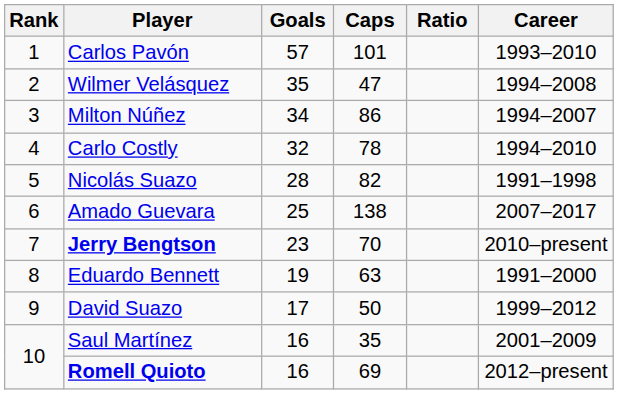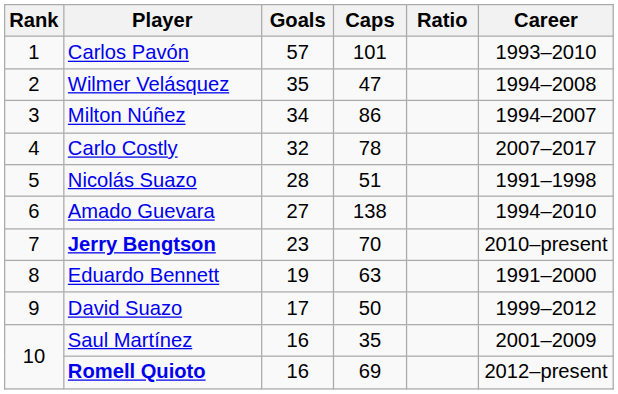(546, 148) 1994–2010 -> (546, 148) 2007–2017
(370, 180) 82 -> (370, 180) 51
(298, 212) 25 -> (298, 212) 27
(546, 212) 2007–2017 -> (546, 212) 1994–2010
